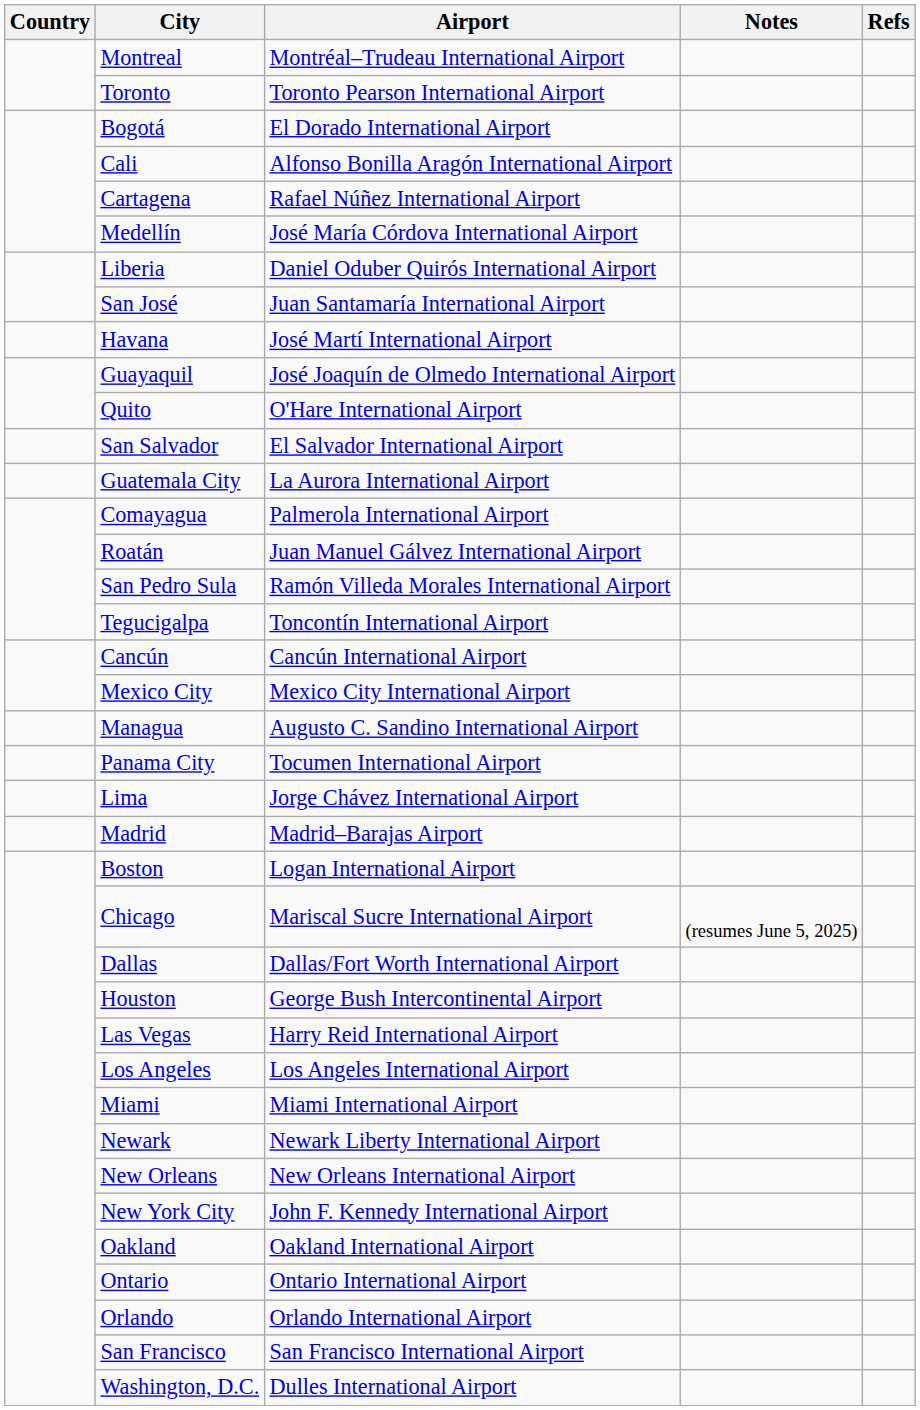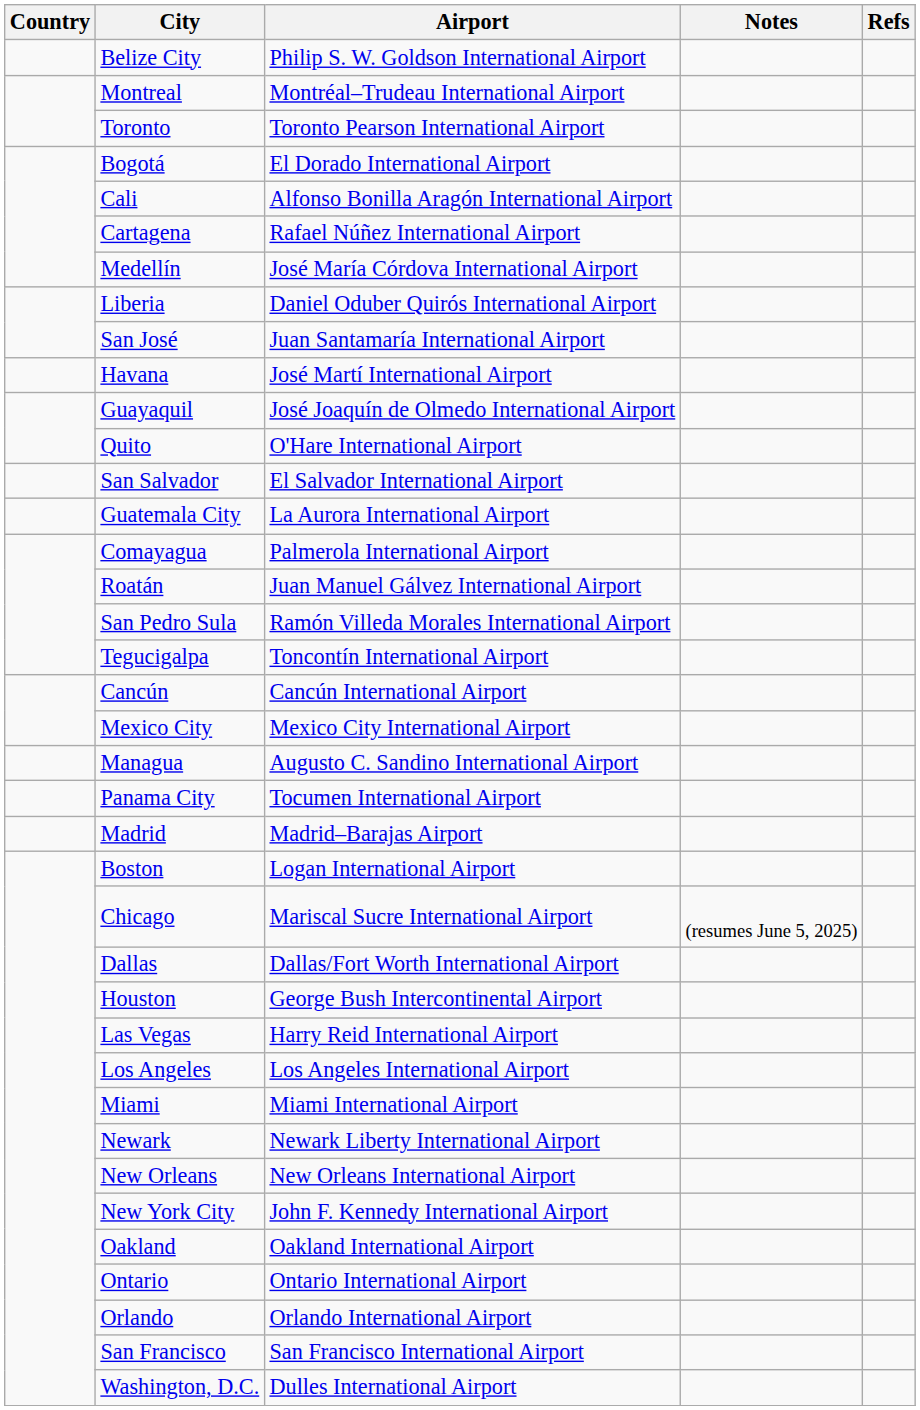+ row: (151, 57)
- row: (124, 798)
